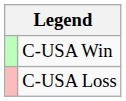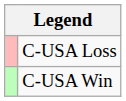rows swapped: (67, 50) <-> (70, 81)
